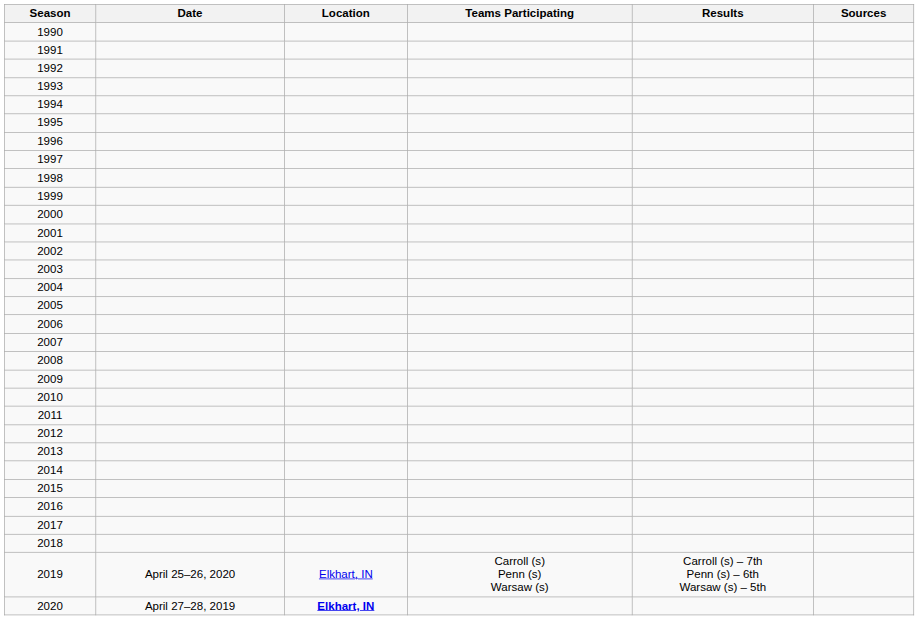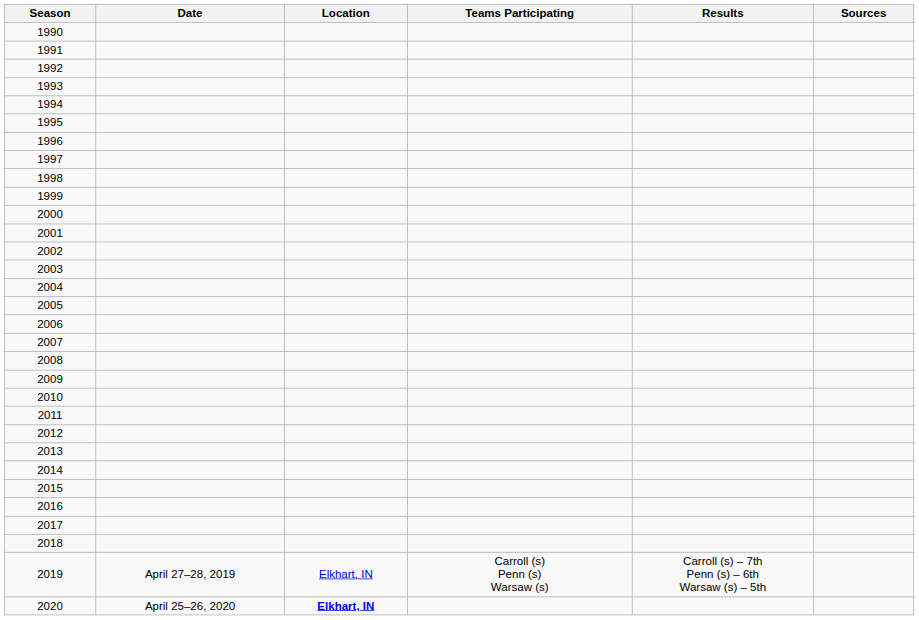(190, 574) April 25–26, 2020 -> (190, 574) April 27–28, 2019
(190, 605) April 27–28, 2019 -> (190, 605) April 25–26, 2020
